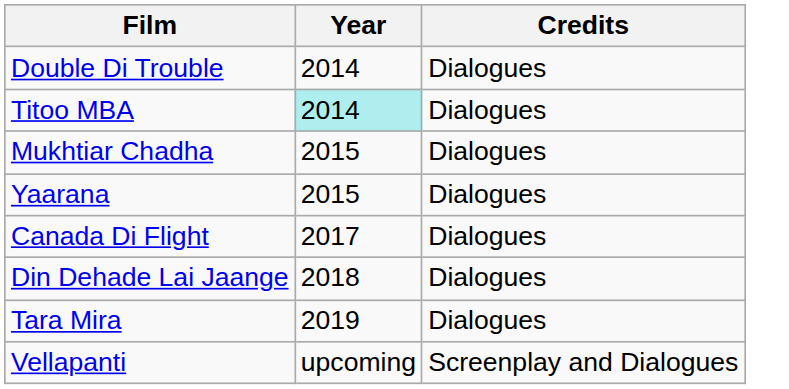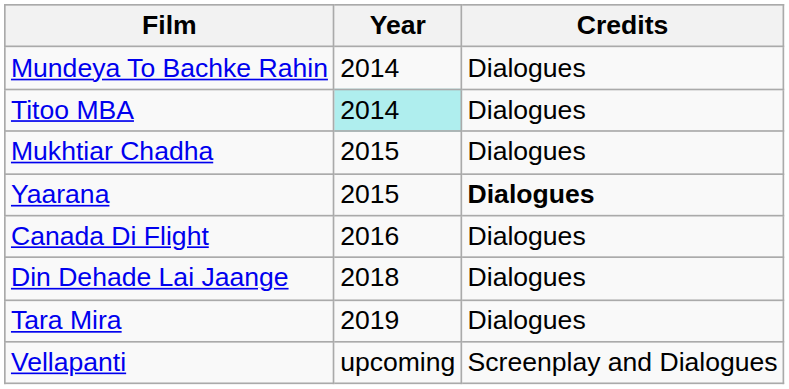+ row: (169, 67)
- row: (117, 67)
(487, 194) normal -> (531, 194) bold
(330, 236) 2017 -> (370, 236) 2016
